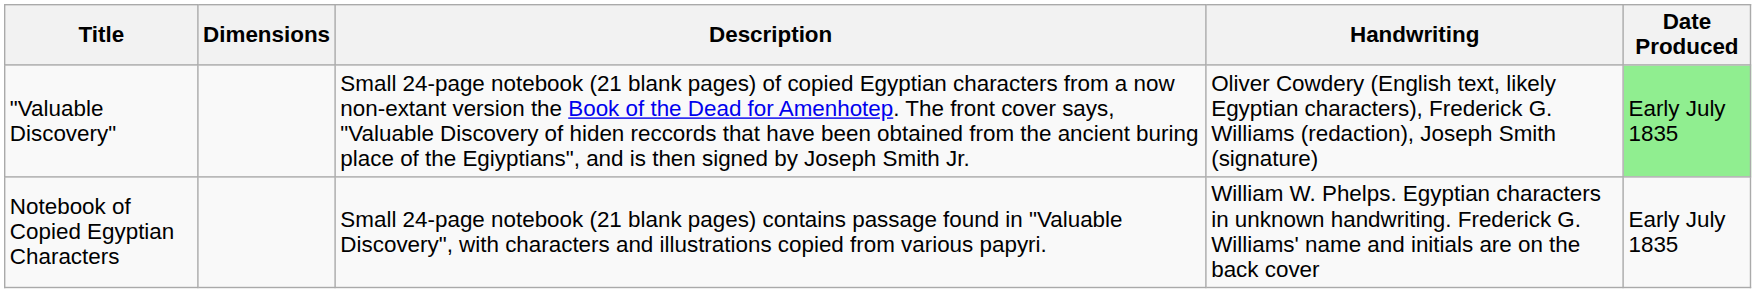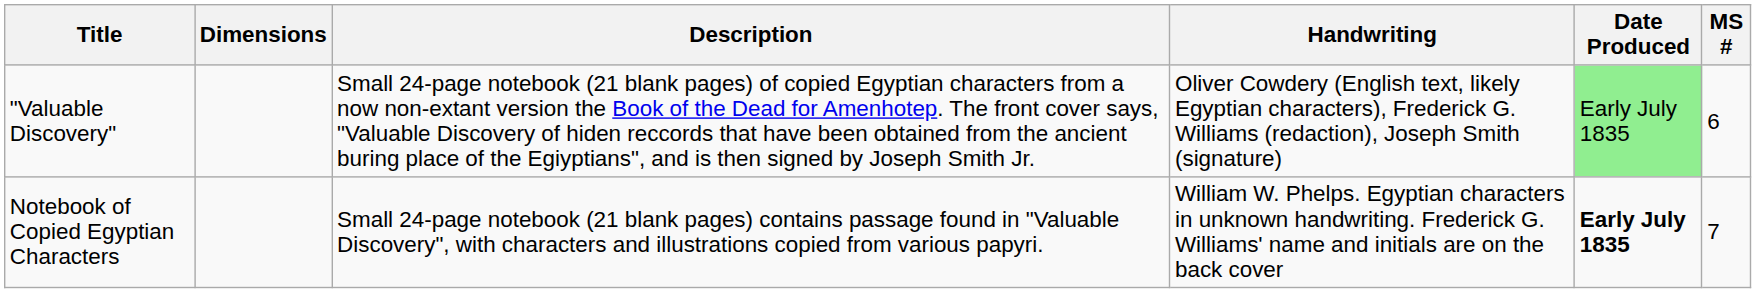+ column: (1726, 34)
(1677, 231) normal -> (1633, 231) bold
